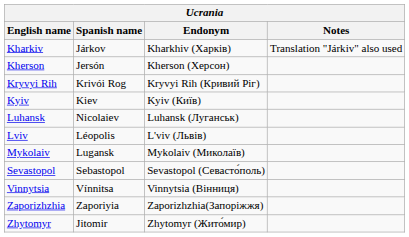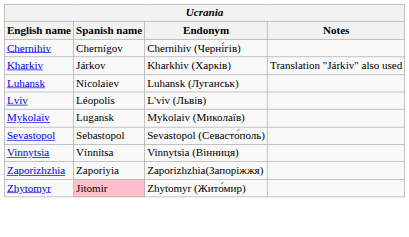+ row: (29, 48)
- row: (26, 65)
- row: (32, 83)
- row: (18, 100)
(92, 223) no background -> (92, 188) pink background
